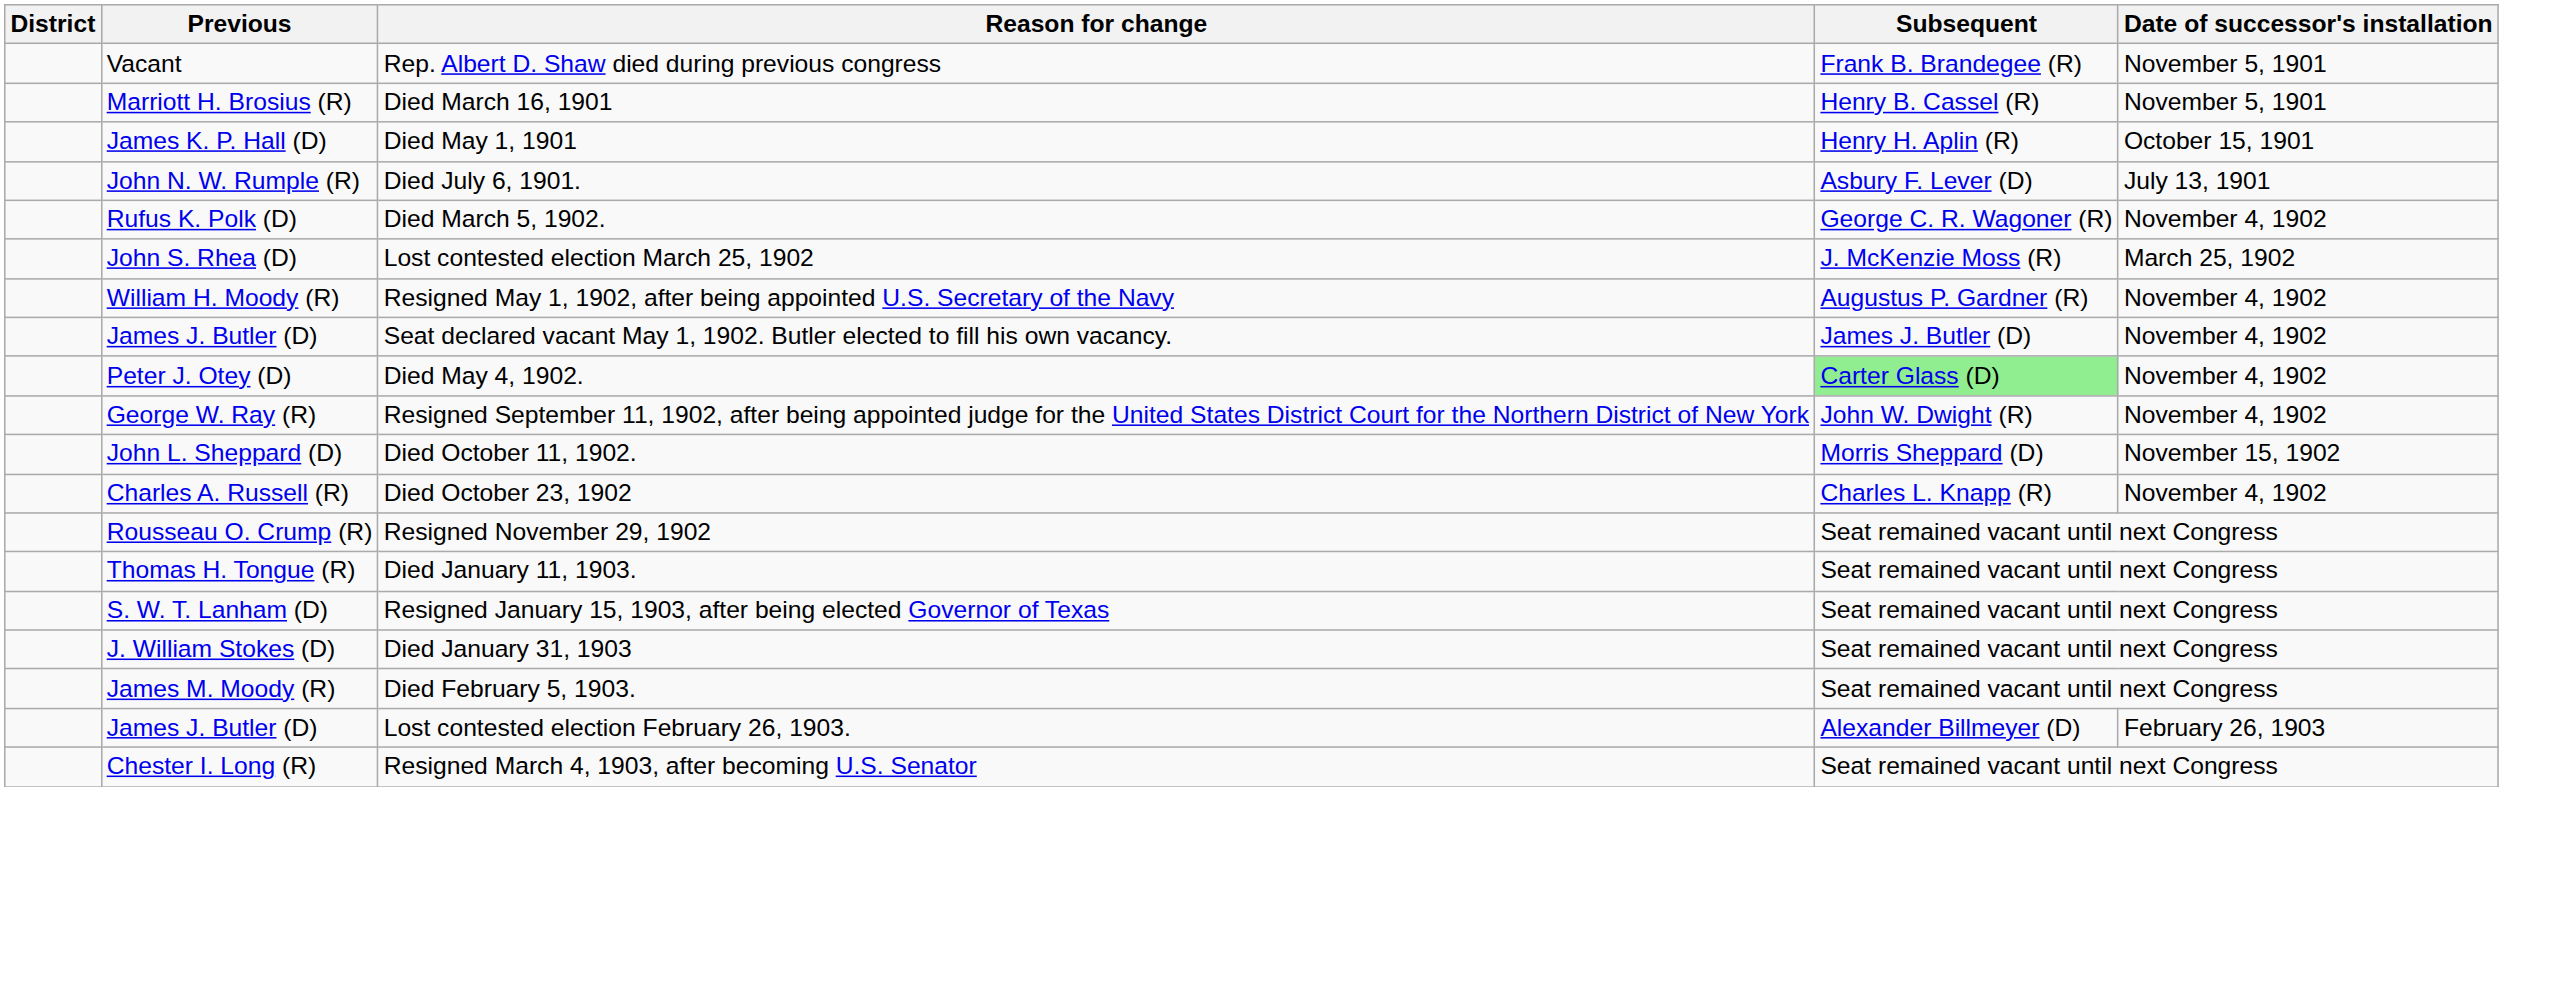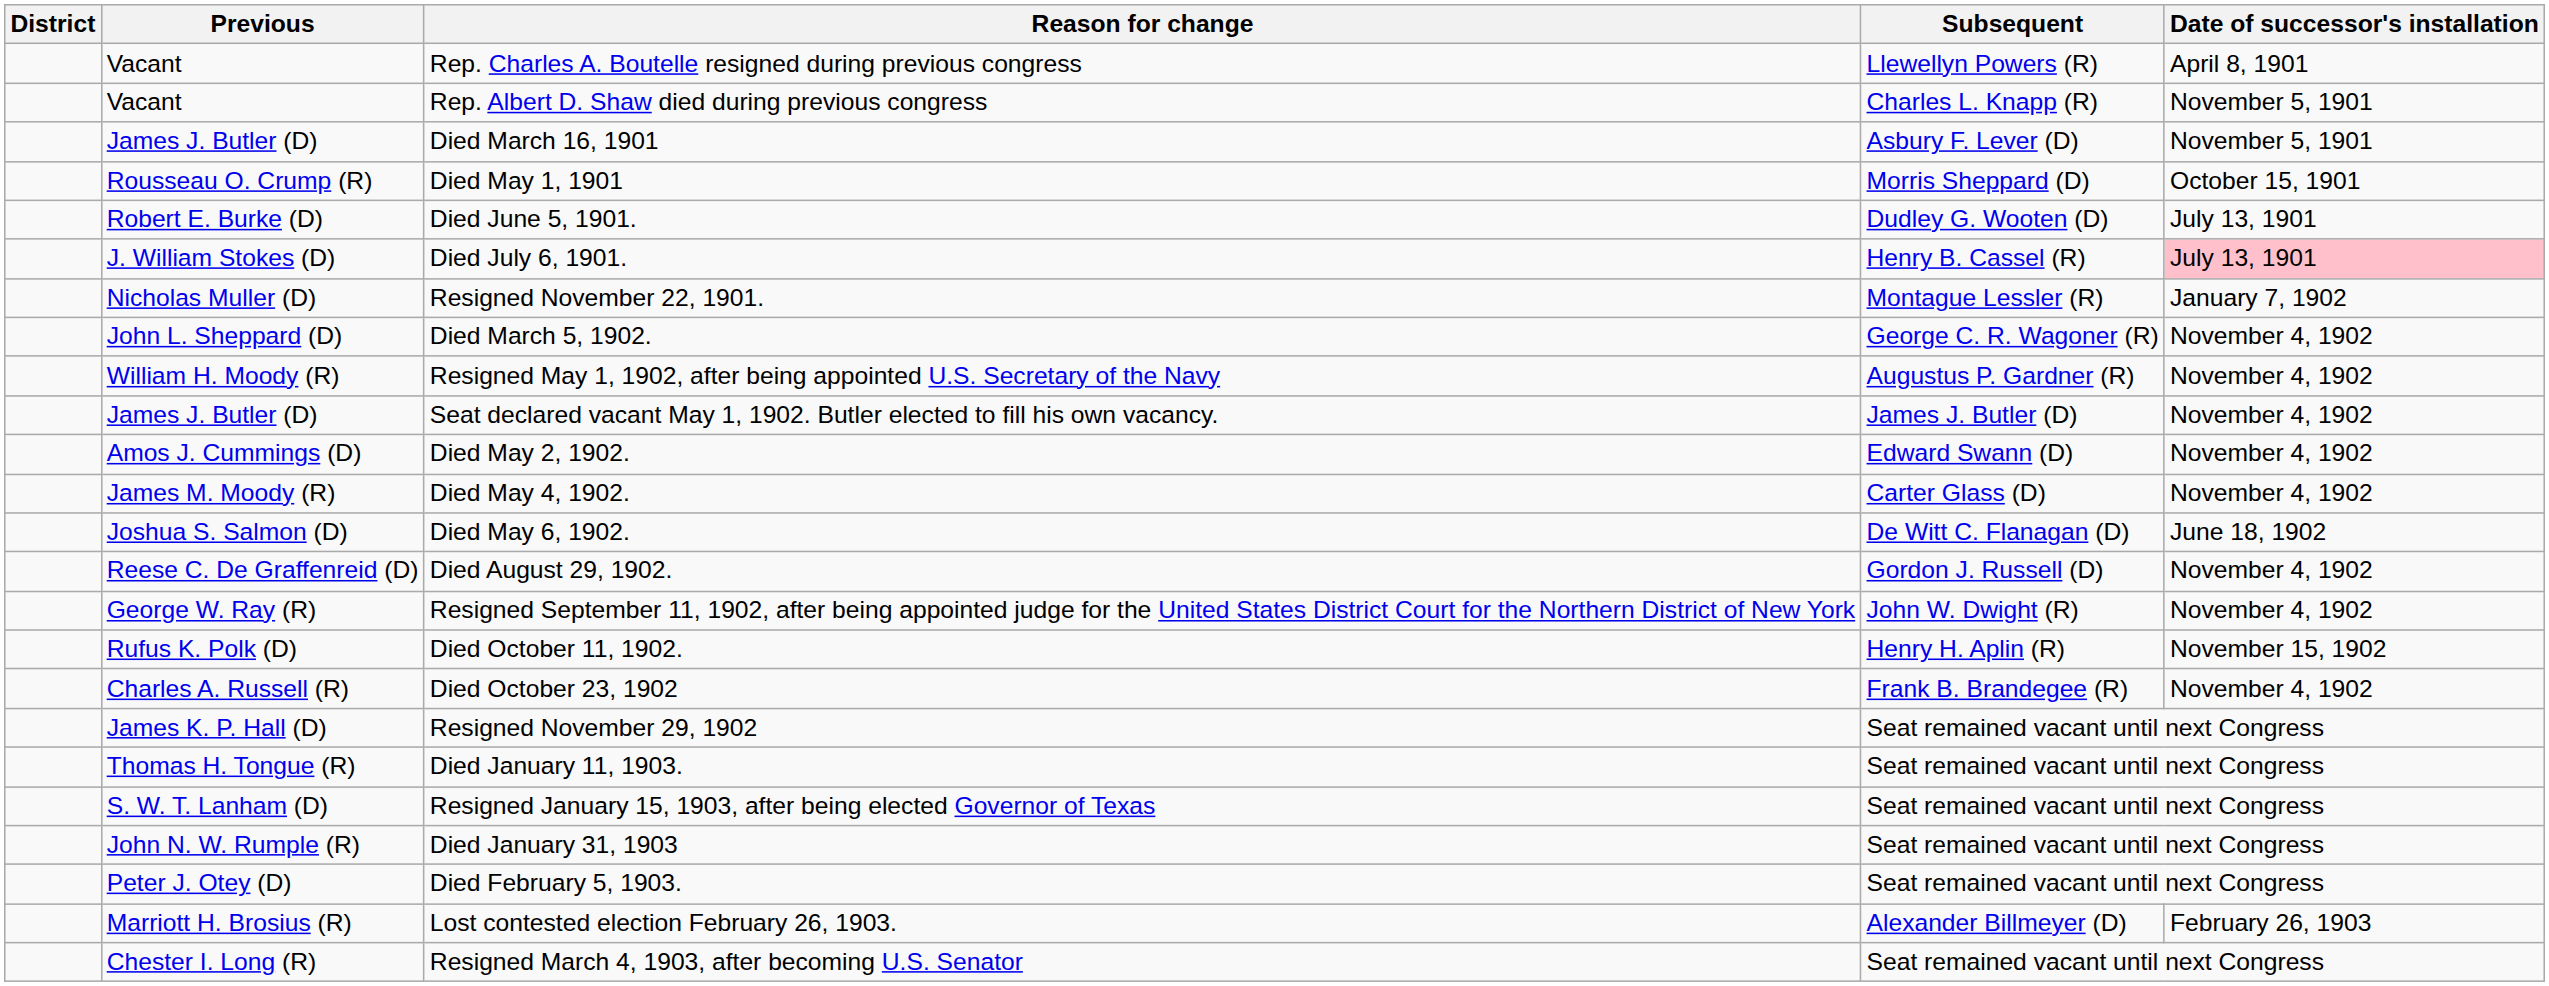+ row: (756, 63)
(1951, 63) Frank B. Brandegee (R) -> (1982, 102) Charles L. Knapp (R)
(229, 102) Marriott H. Brosius (R) -> (212, 141) James J. Butler (D)
(1930, 102) Henry B. Cassel (R) -> (1973, 141) Asbury F. Lever (D)
(217, 141) James K. P. Hall (D) -> (240, 180) Rousseau O. Crump (R)
(1920, 141) Henry H. Aplin (R) -> (1978, 180) Morris Sheppard (D)
+ row: (533, 219)
(233, 180) John N. W. Rumple (R) -> (221, 258) J. William Stokes (D)
(1927, 180) Asbury F. Lever (D) -> (1976, 258) Henry B. Cassel (R)
(2197, 180) no background -> (2243, 258) pink background
+ row: (597, 297)
(202, 219) Rufus K. Polk (D) -> (224, 336) John L. Sheppard (D)
- row: (599, 258)
+ row: (530, 453)
(199, 375) Peter J. Otey (D) -> (221, 492) James M. Moody (R)
(1910, 375) lightgreen background -> (1956, 492) no background
+ row: (530, 532)
+ row: (551, 571)
(224, 453) John L. Sheppard (D) -> (202, 649) Rufus K. Polk (D)
(1932, 453) Morris Sheppard (D) -> (1966, 649) Henry H. Aplin (R)
(1936, 492) Charles L. Knapp (R) -> (1997, 688) Frank B. Brandegee (R)
(240, 532) Rousseau O. Crump (R) -> (217, 727) James K. P. Hall (D)
(221, 649) J. William Stokes (D) -> (233, 844) John N. W. Rumple (R)
(221, 688) James M. Moody (R) -> (199, 883) Peter J. Otey (D)
(212, 727) James J. Butler (D) -> (229, 922) Marriott H. Brosius (R)
